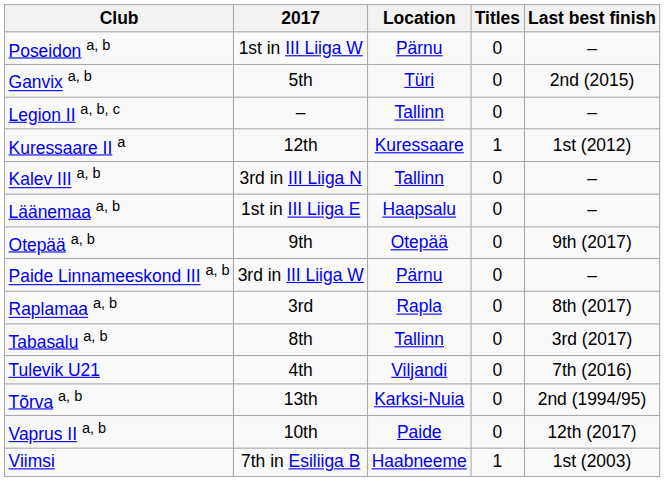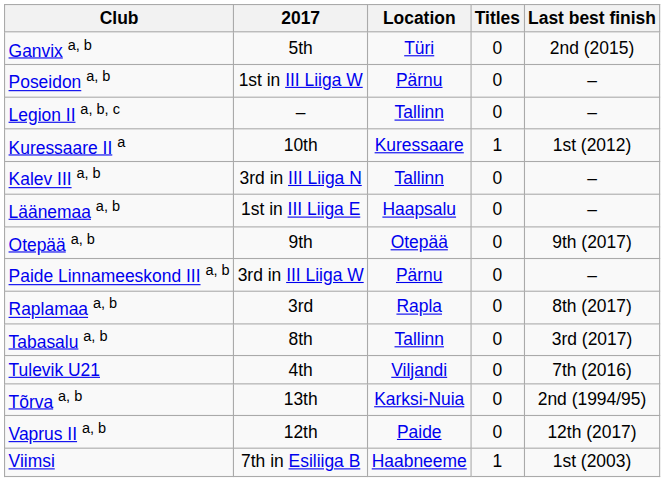rows swapped: (59, 48) <-> (50, 80)
(301, 145) 12th -> (301, 145) 10th
(301, 432) 10th -> (301, 432) 12th
